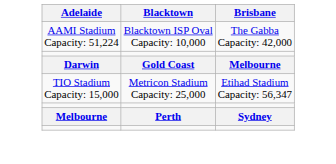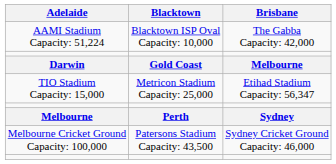+ row: (67, 140)
